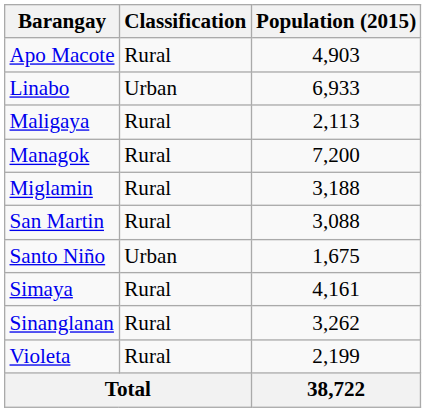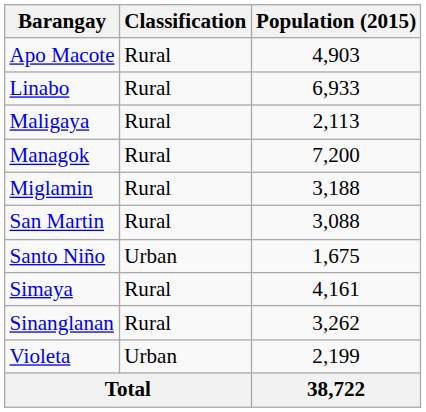(151, 88) Urban -> (148, 88) Rural
(148, 356) Rural -> (151, 356) Urban
